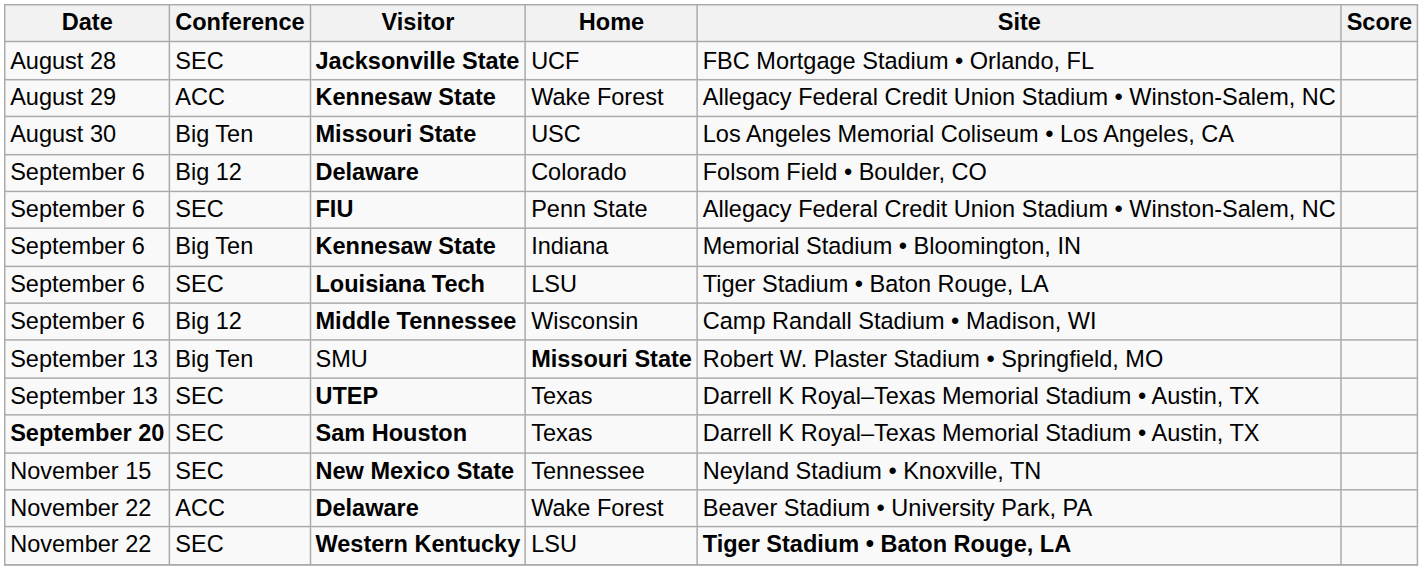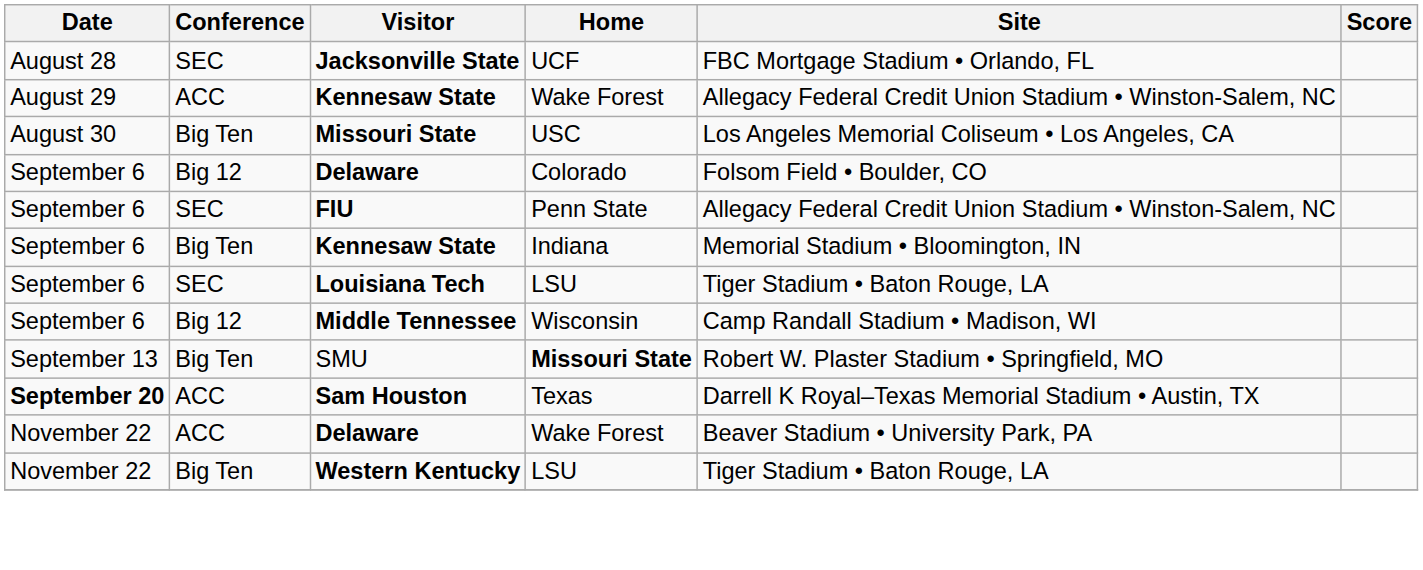- row: (347, 396)
(199, 433) SEC -> (200, 396) ACC
- row: (415, 470)
(199, 545) SEC -> (214, 470) Big Ten
(887, 545) bold -> (876, 470) normal
